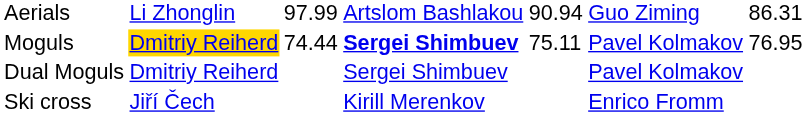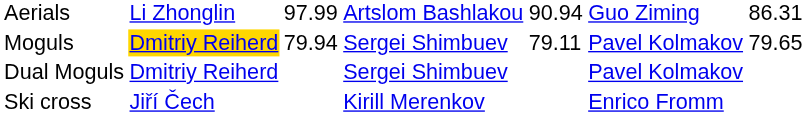(311, 42) 74.44 -> (311, 42) 79.94
(431, 42) bold -> (425, 42) normal
(555, 42) 75.11 -> (555, 42) 79.11
(775, 42) 76.95 -> (775, 42) 79.65
